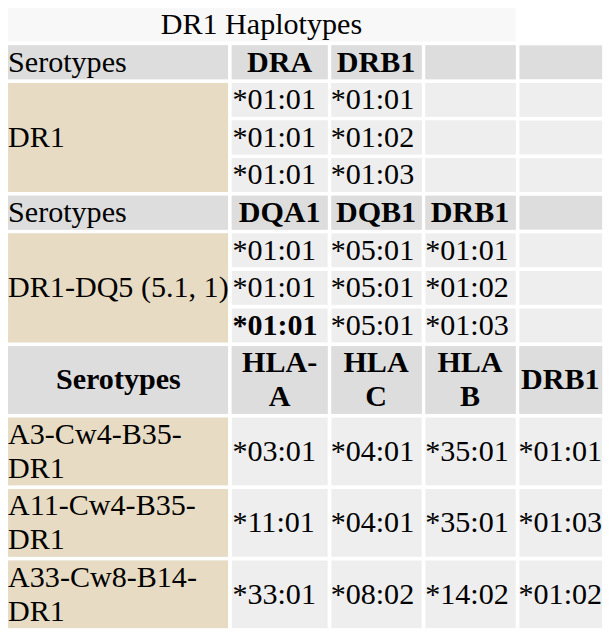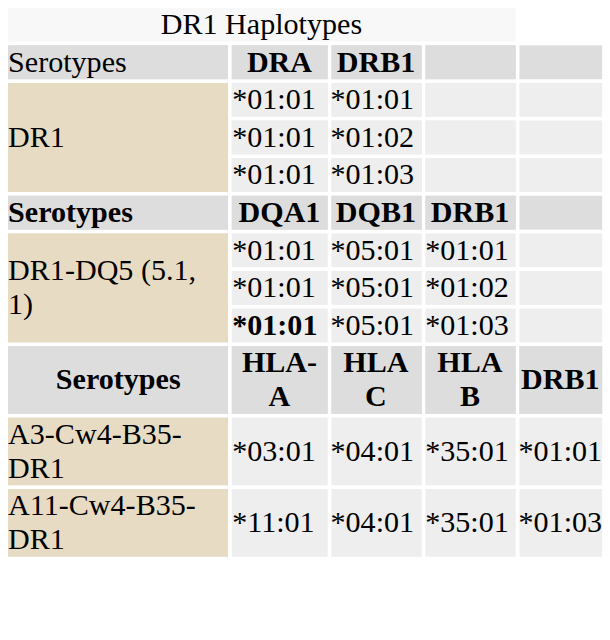(67, 212) normal -> (70, 212) bold
- row: (372, 593)
